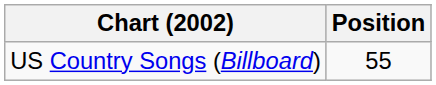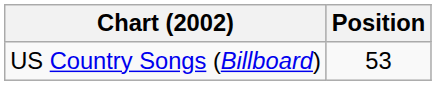(378, 60) 55 -> (378, 60) 53
